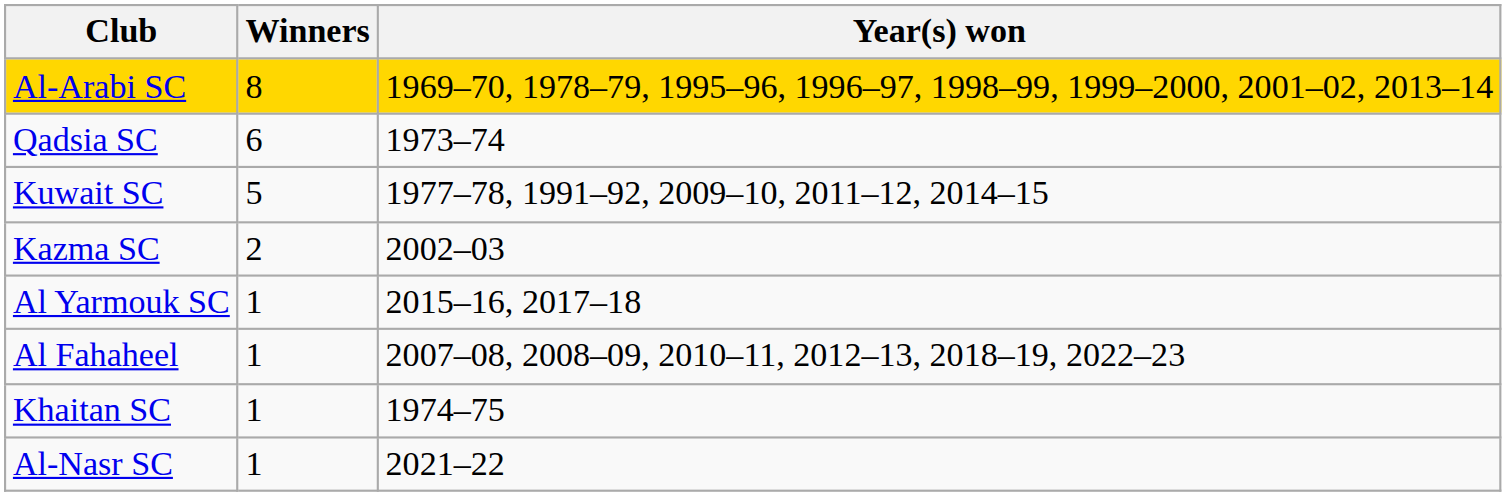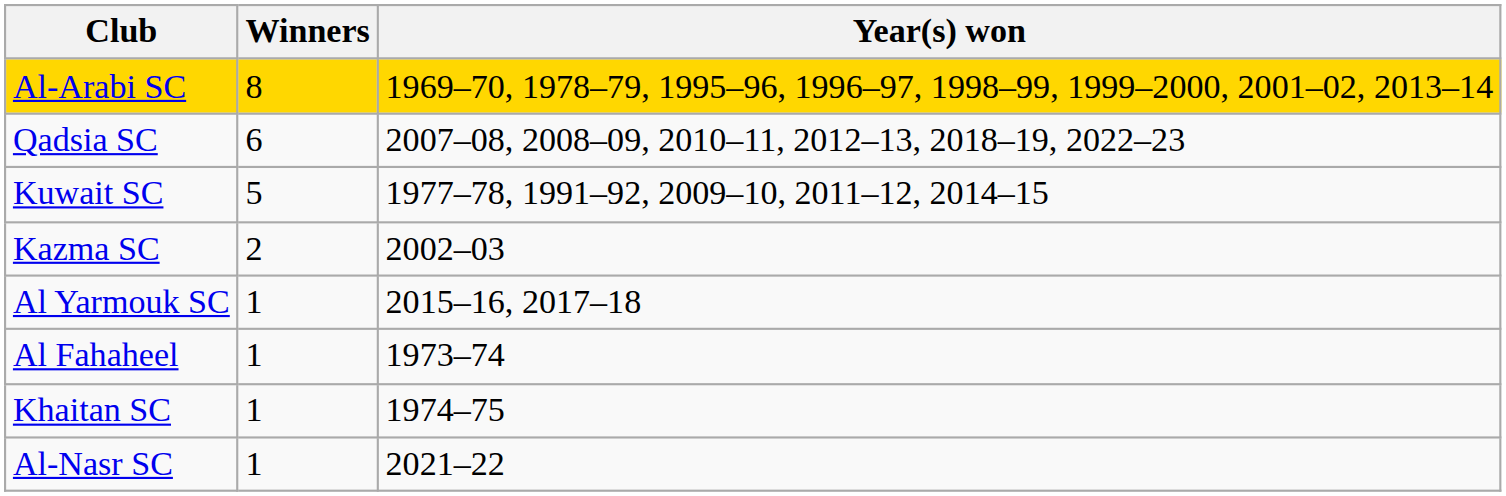(445, 139) 1973–74 -> (785, 139) 2007–08, 2008–09, 2010–11, 2012–13, 2018–19, 2022–23
(785, 355) 2007–08, 2008–09, 2010–11, 2012–13, 2018–19, 2022–23 -> (445, 355) 1973–74
